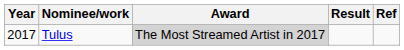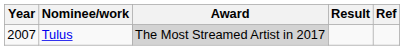(22, 34) 2017 -> (22, 34) 2007
